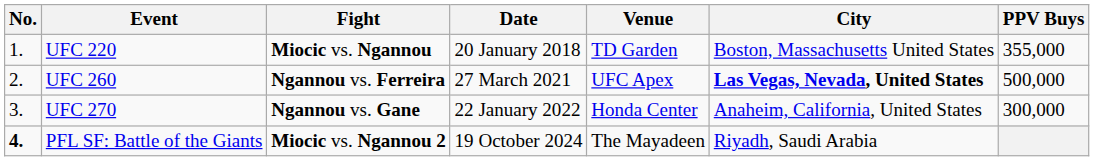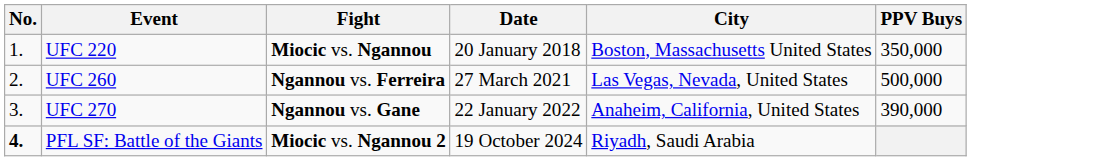- column: (648, 19)
(1034, 49) 355,000 -> (911, 49) 350,000
(849, 79) bold -> (720, 79) normal
(1034, 110) 300,000 -> (911, 110) 390,000
